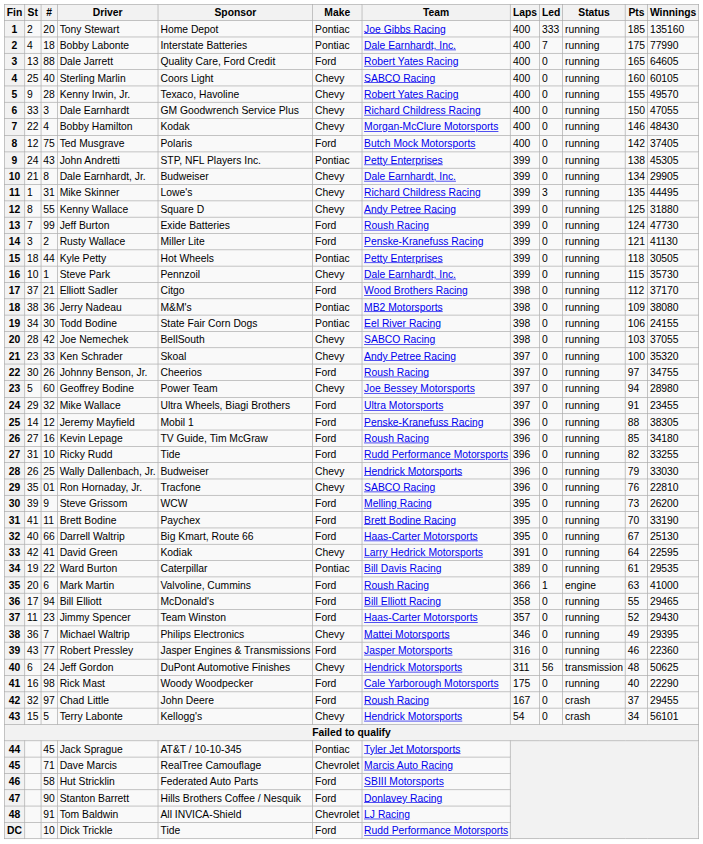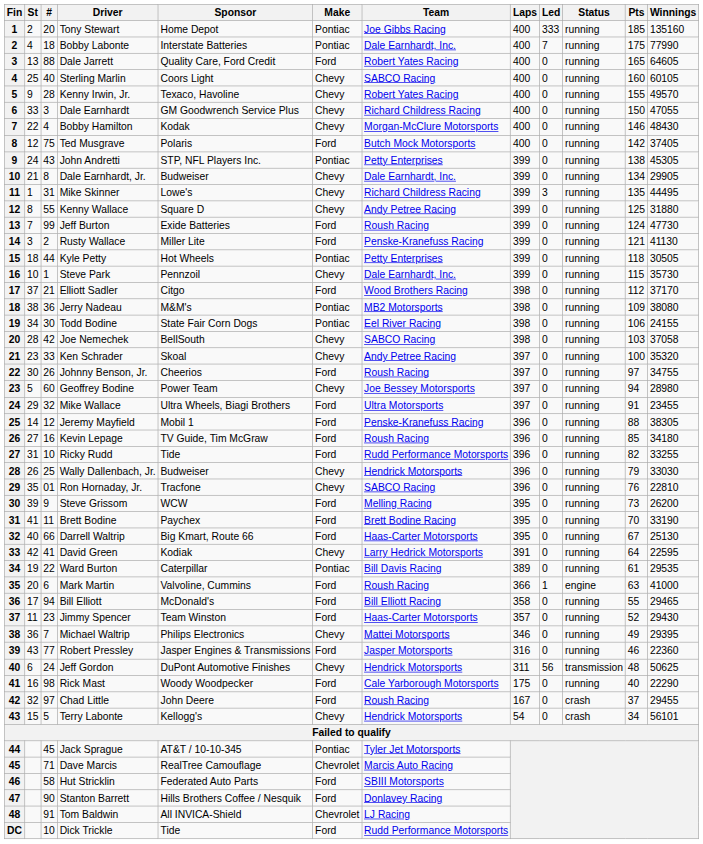(664, 340) 37055 -> (664, 340) 37058
